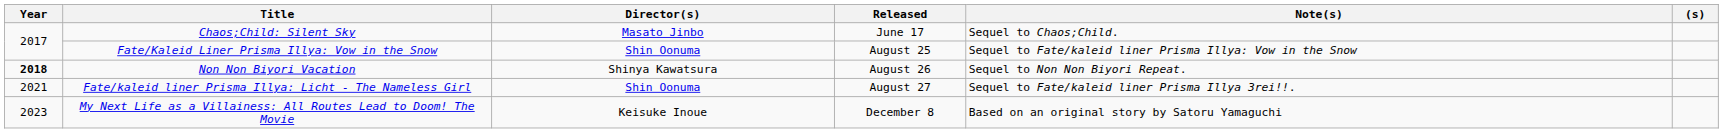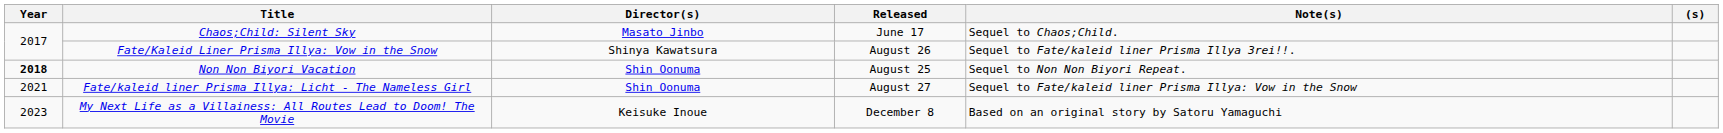(663, 51) Shin Oonuma -> (663, 51) Shinya Kawatsura
(900, 51) August 25 -> (900, 51) August 26
(1163, 51) Sequel to Fate/kaleid liner Prisma Illya: Vow in the Snow -> (1132, 51) Sequel to Fate/kaleid liner Prisma Illya 3rei!!.
(663, 69) Shinya Kawatsura -> (663, 69) Shin Oonuma
(900, 69) August 26 -> (900, 69) August 25
(1132, 87) Sequel to Fate/kaleid liner Prisma Illya 3rei!!. -> (1163, 87) Sequel to Fate/kaleid liner Prisma Illya: Vow in the Snow
